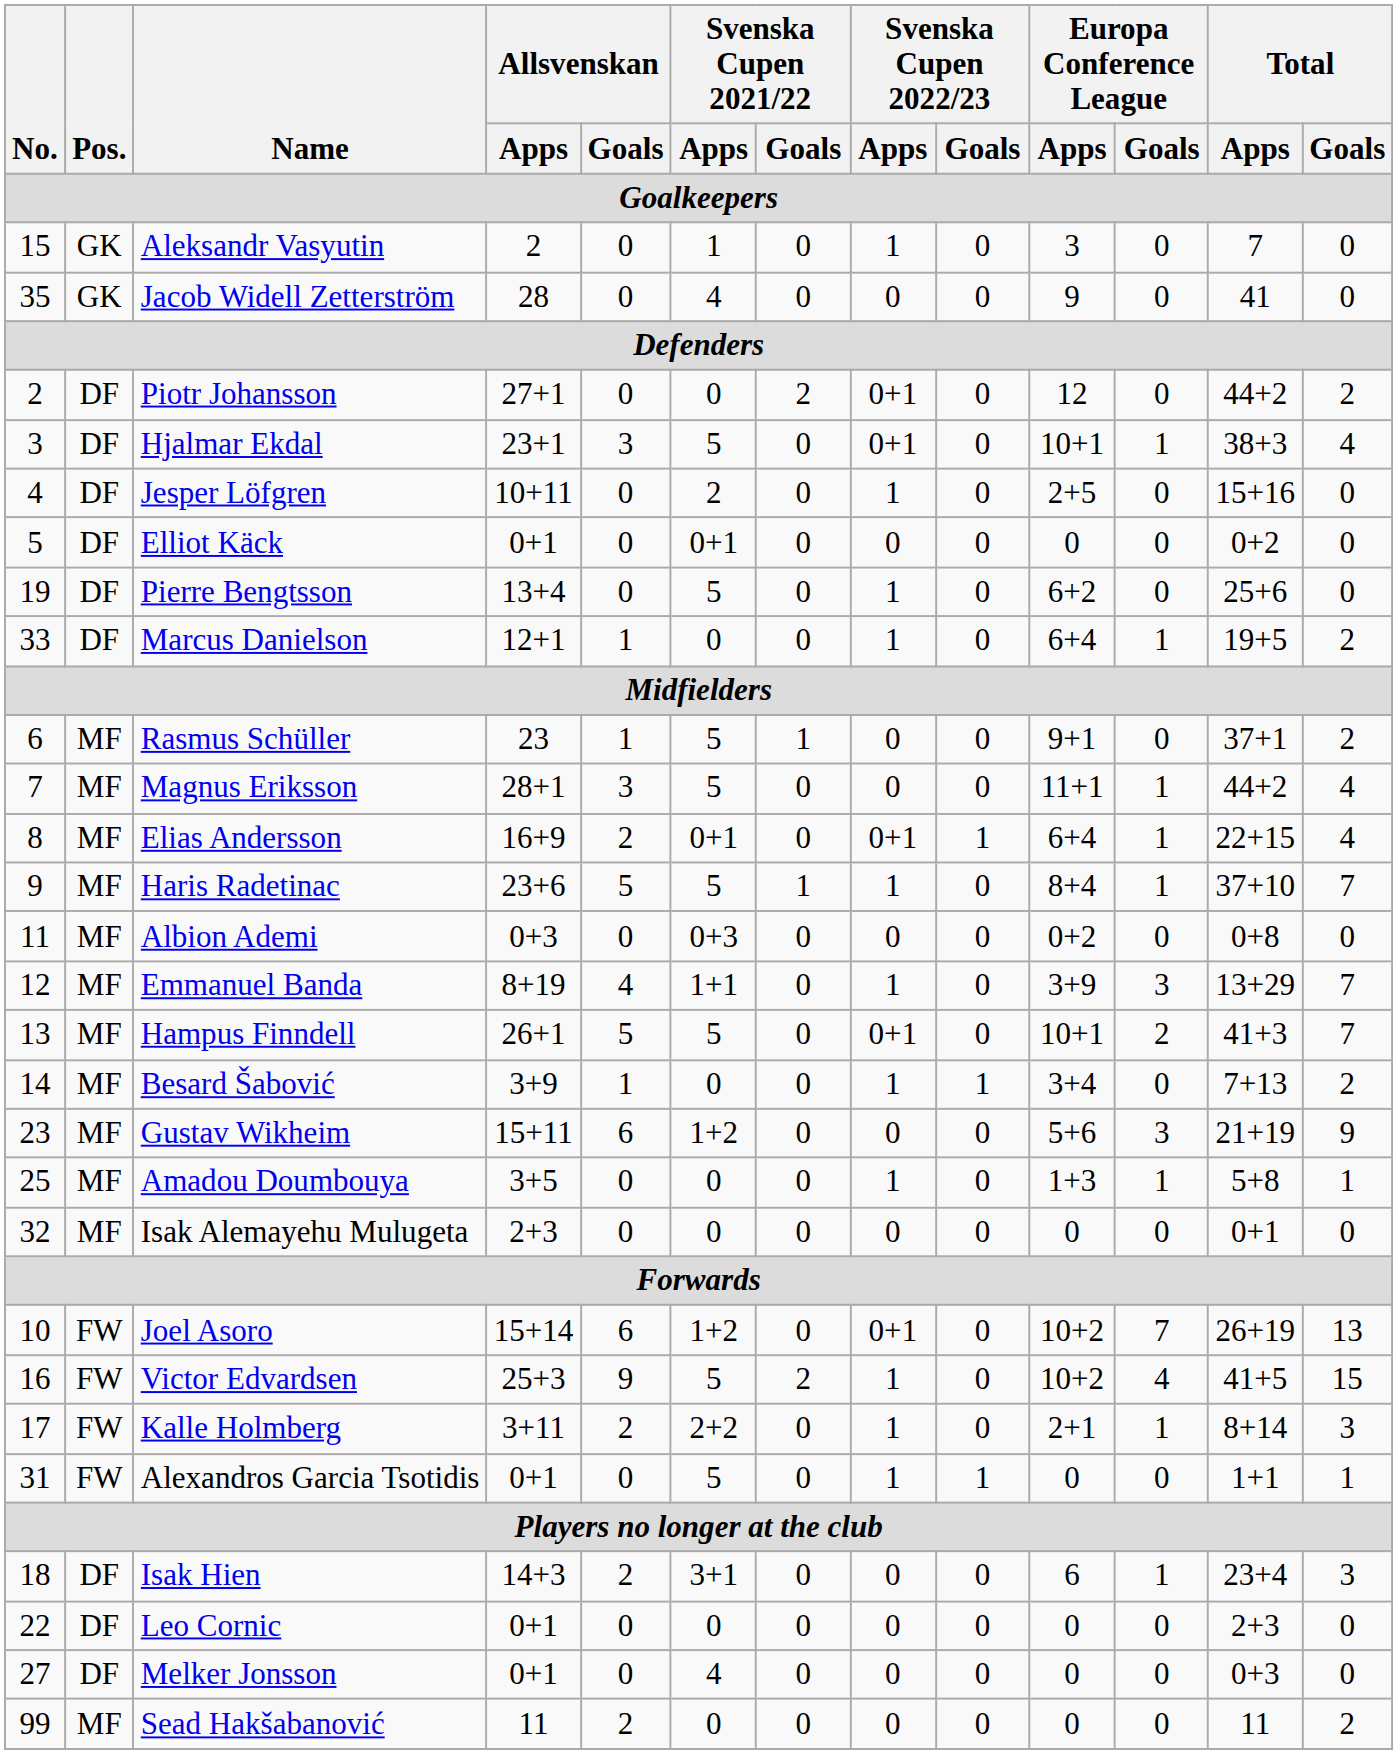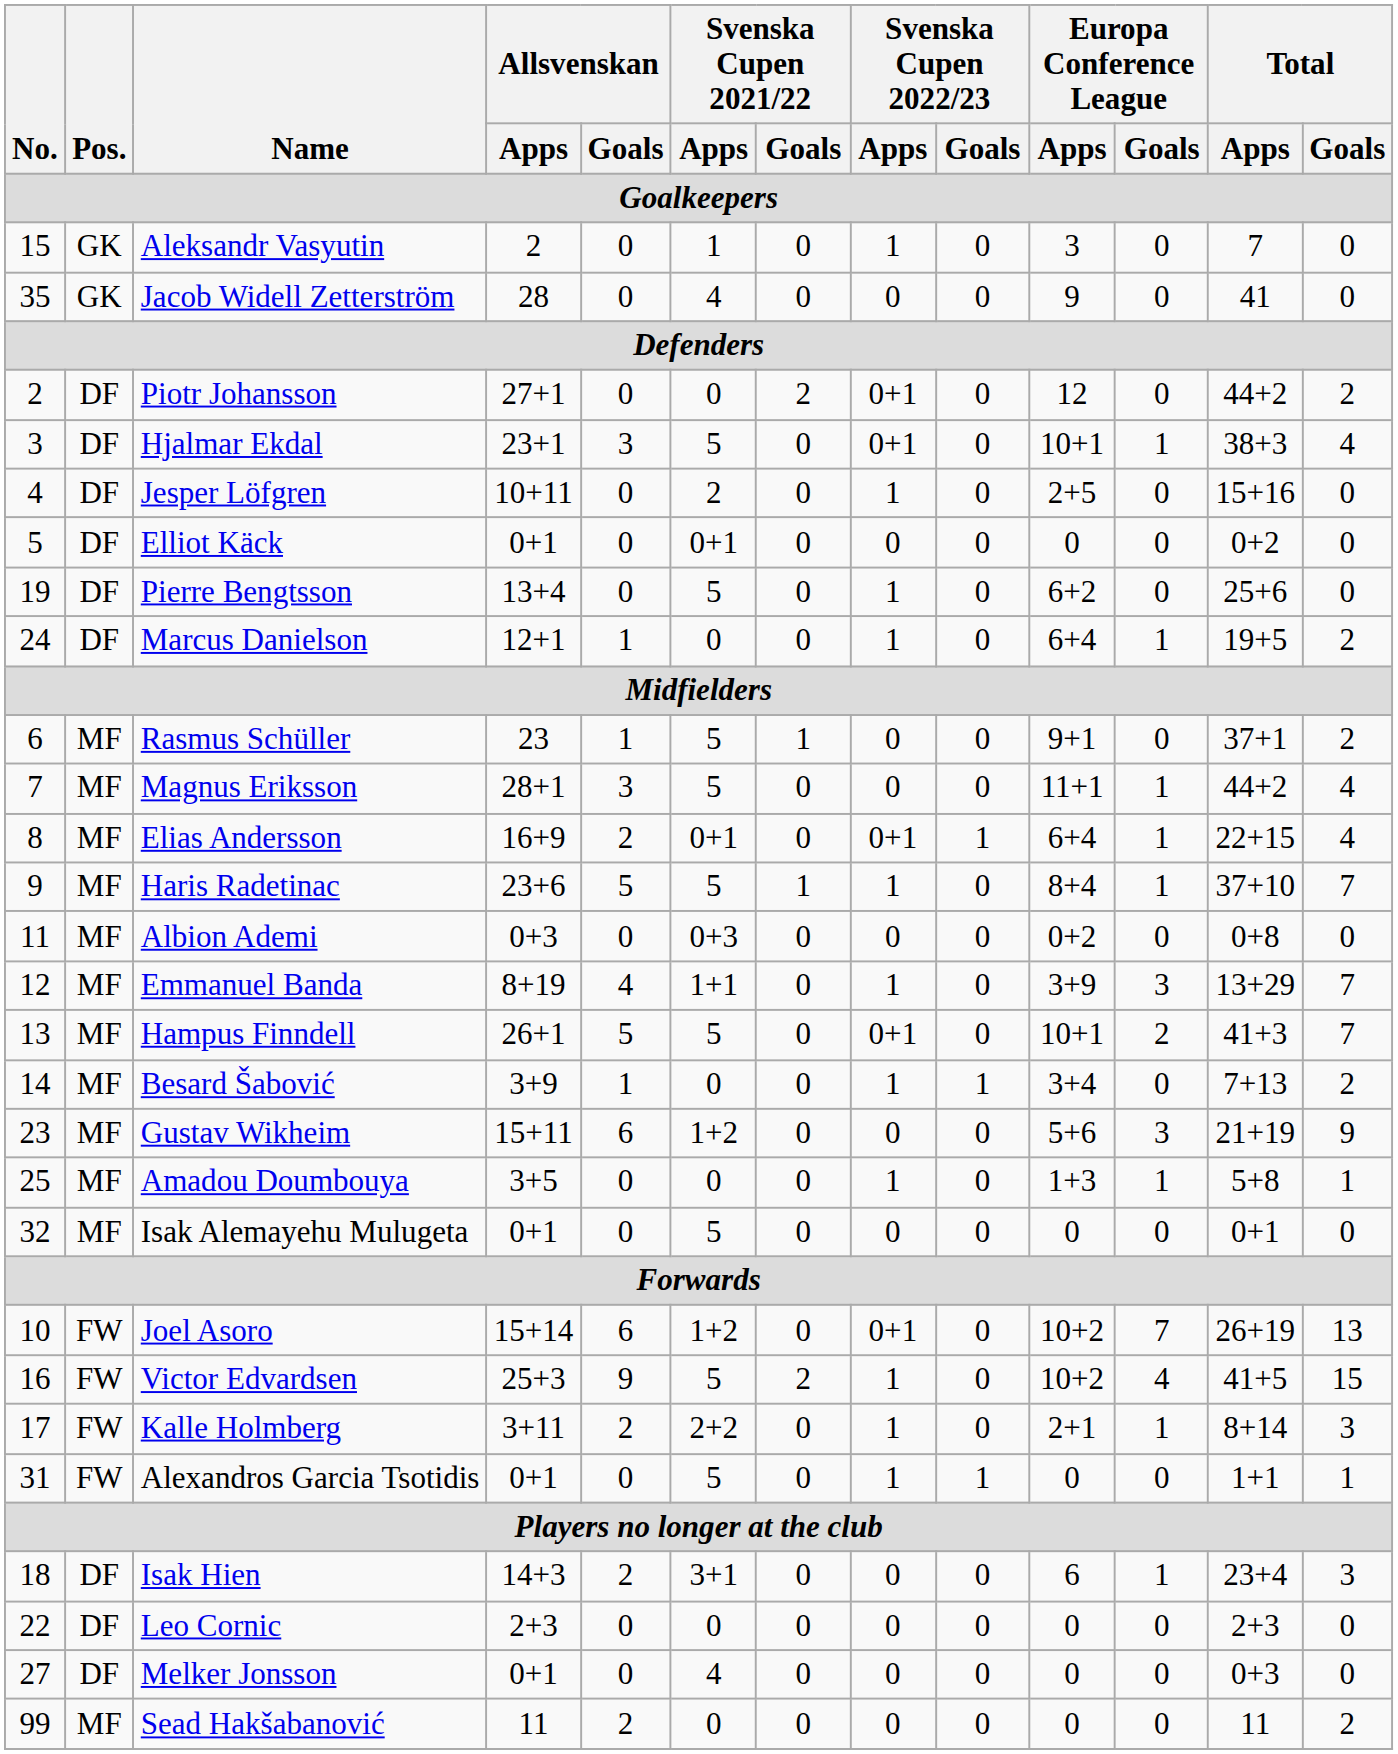(35, 640) 33 -> (35, 640) 24
(533, 1231) 2+3 -> (533, 1231) 0+1
(714, 1231) 0 -> (714, 1231) 5
(533, 1625) 0+1 -> (533, 1625) 2+3
